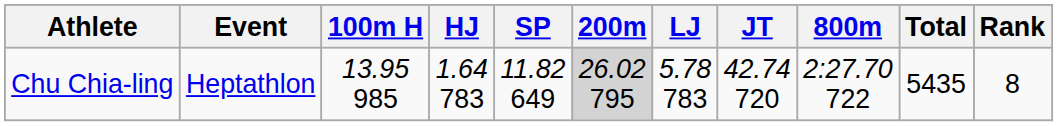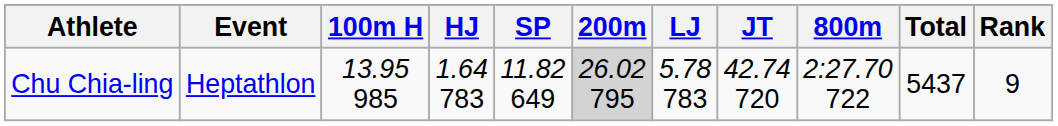(936, 84) 5435 -> (936, 84) 5437
(1012, 84) 8 -> (1012, 84) 9
